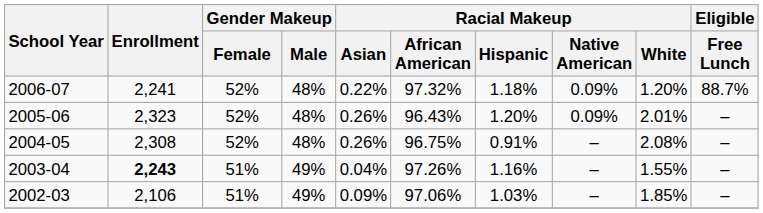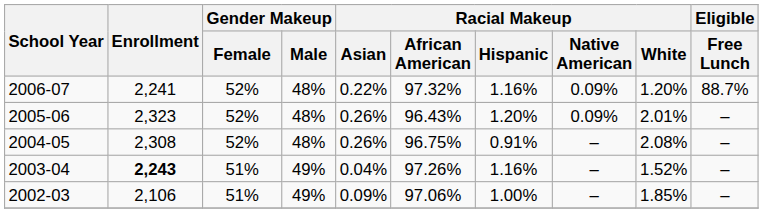(514, 90) 1.18% -> (514, 90) 1.16%
(664, 169) 1.55% -> (664, 169) 1.52%
(514, 195) 1.03% -> (514, 195) 1.00%
